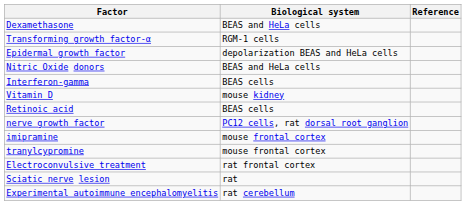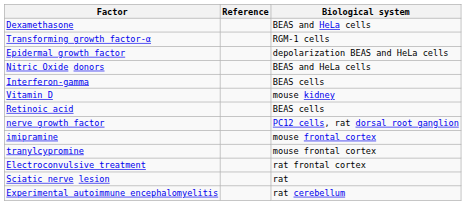columns swapped: (315, 11) <-> (436, 11)
